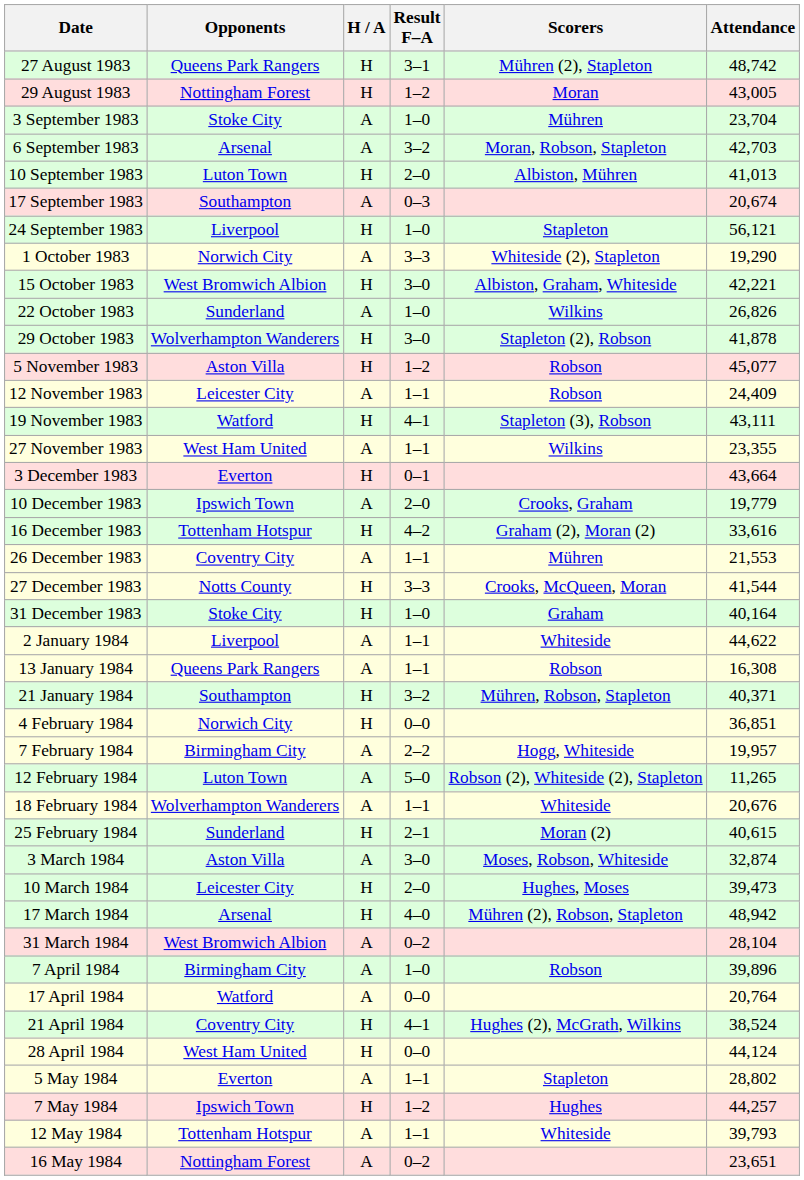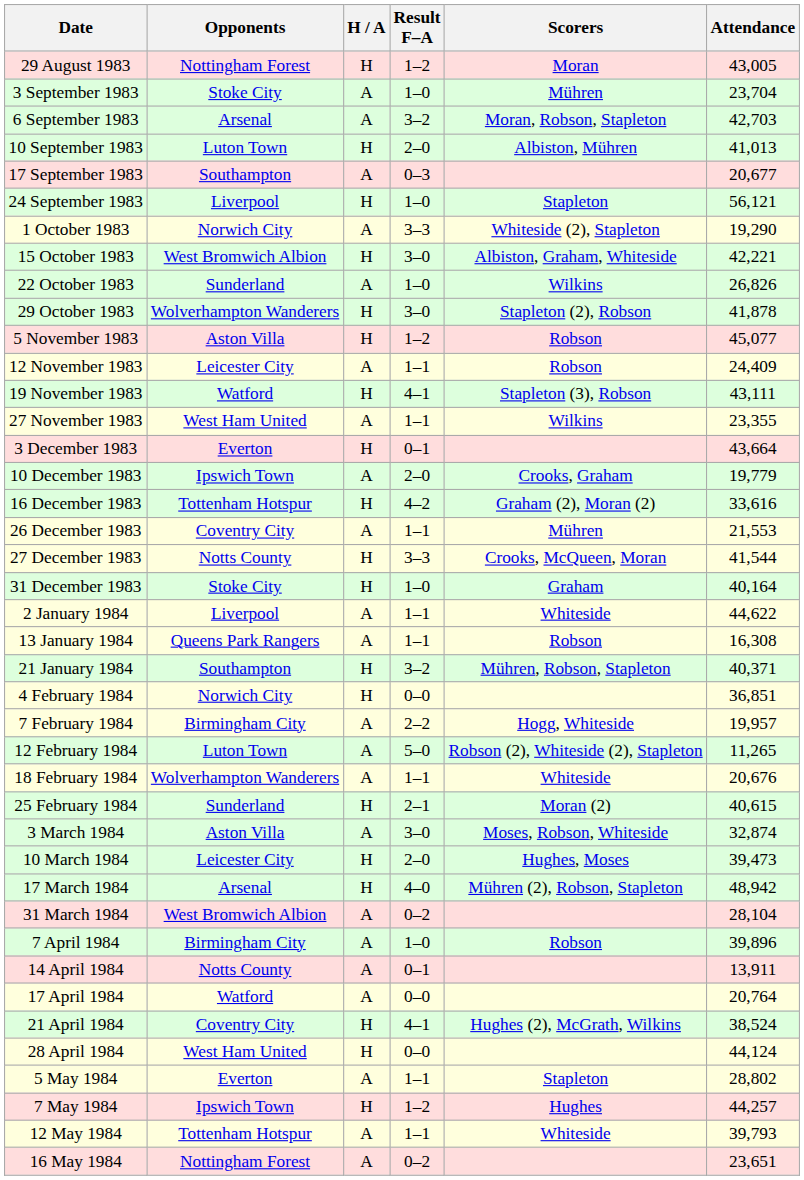- row: (76, 65)
(753, 202) 20,674 -> (753, 174) 20,677
+ row: (76, 969)
